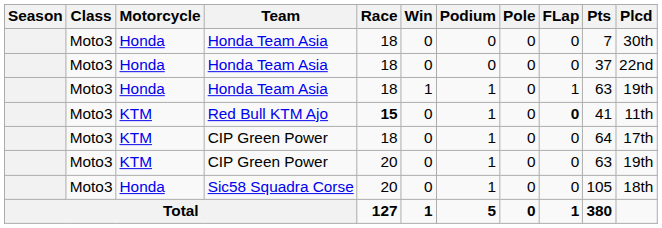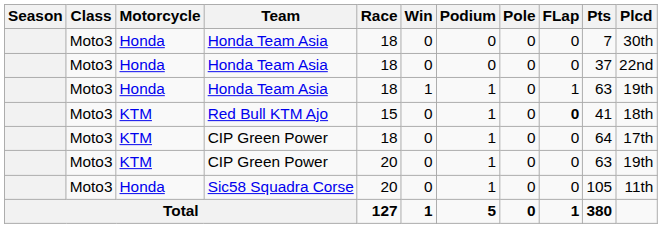(389, 114) bold -> (389, 114) normal
(639, 114) 11th -> (638, 114) 18th
(638, 187) 18th -> (639, 187) 11th
